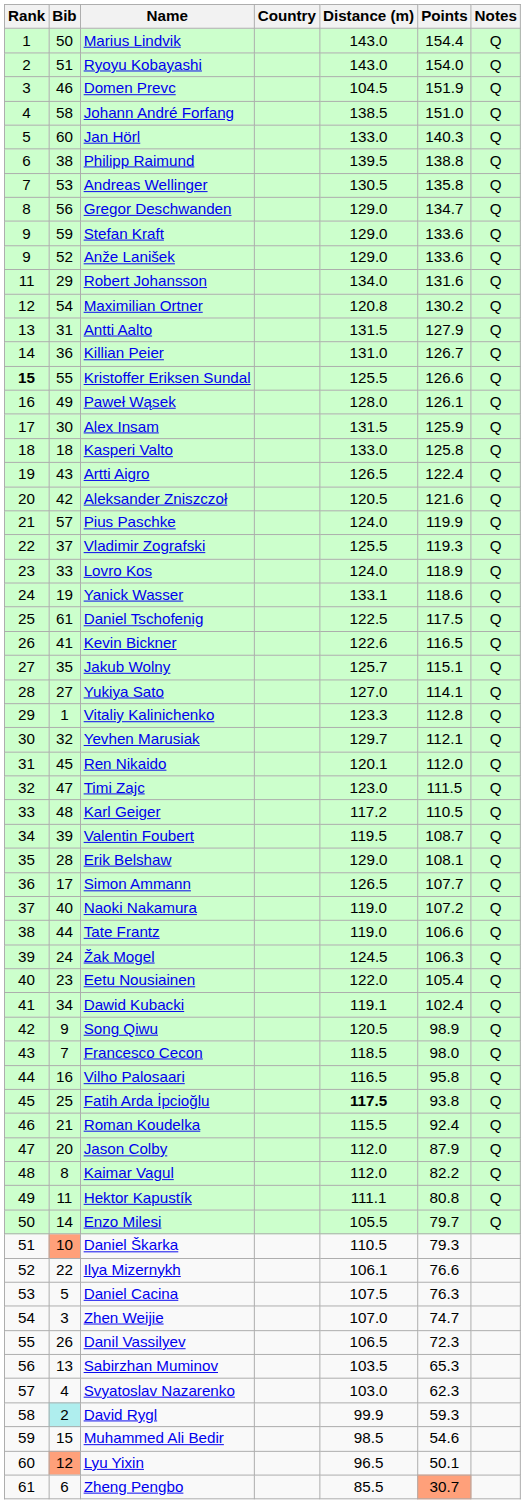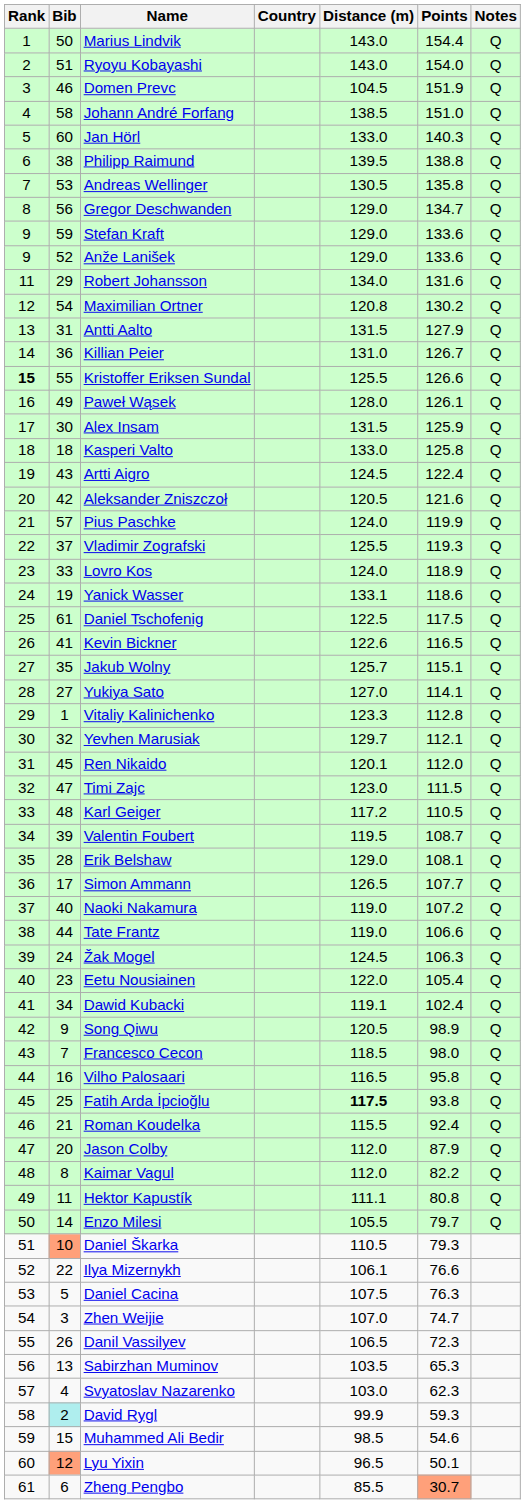(369, 474) 126.5 -> (369, 474) 124.5
